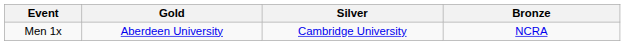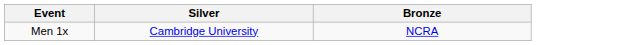- column: (172, 13)
